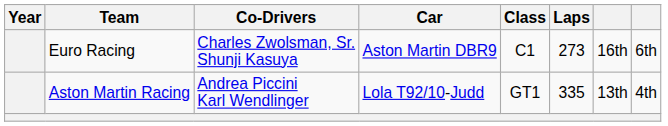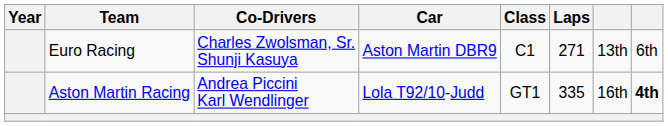(572, 51) 273 -> (572, 51) 271
(613, 51) 16th -> (613, 51) 13th
(613, 93) 13th -> (613, 93) 16th
(646, 93) normal -> (647, 93) bold
